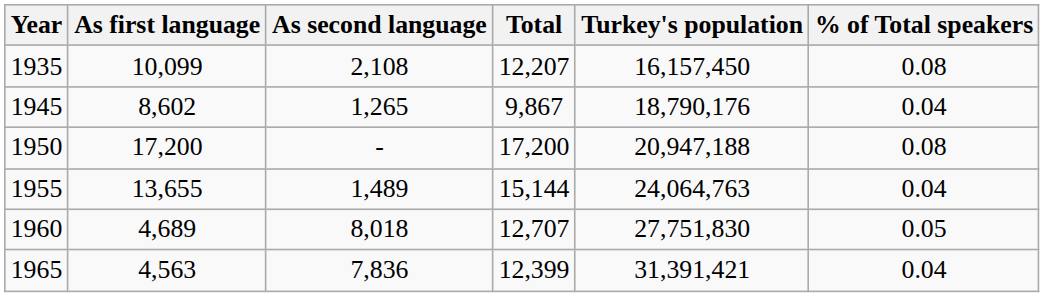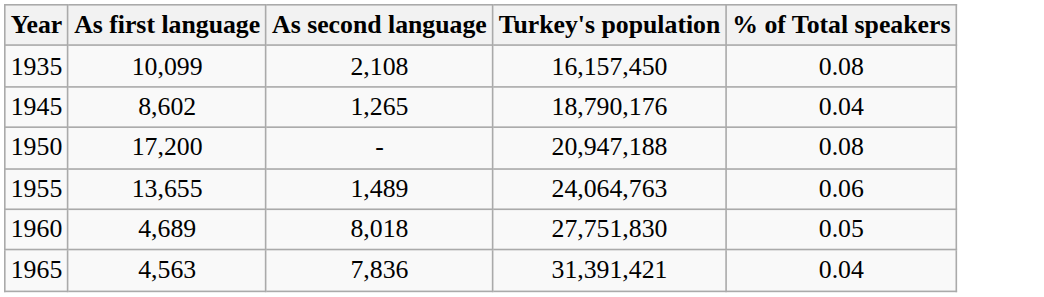- column: (534, 24)
(924, 188) 0.04 -> (841, 188) 0.06
